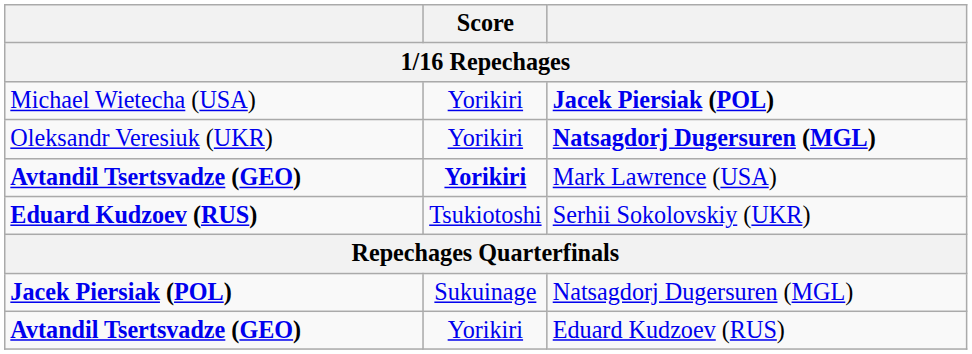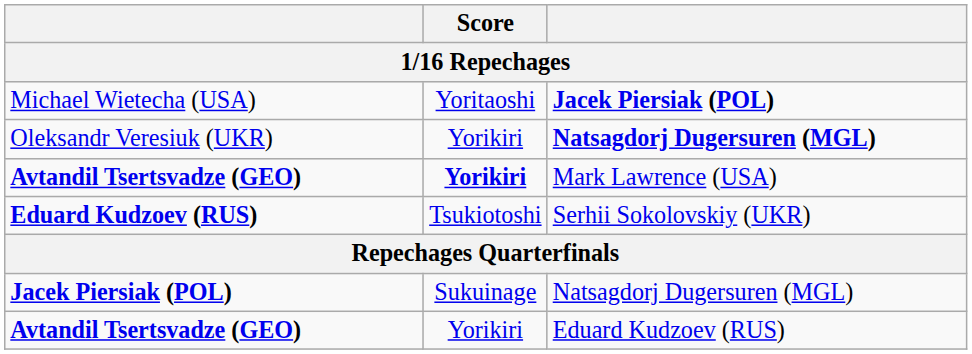(485, 100) Yorikiri -> (485, 100) Yoritaoshi
